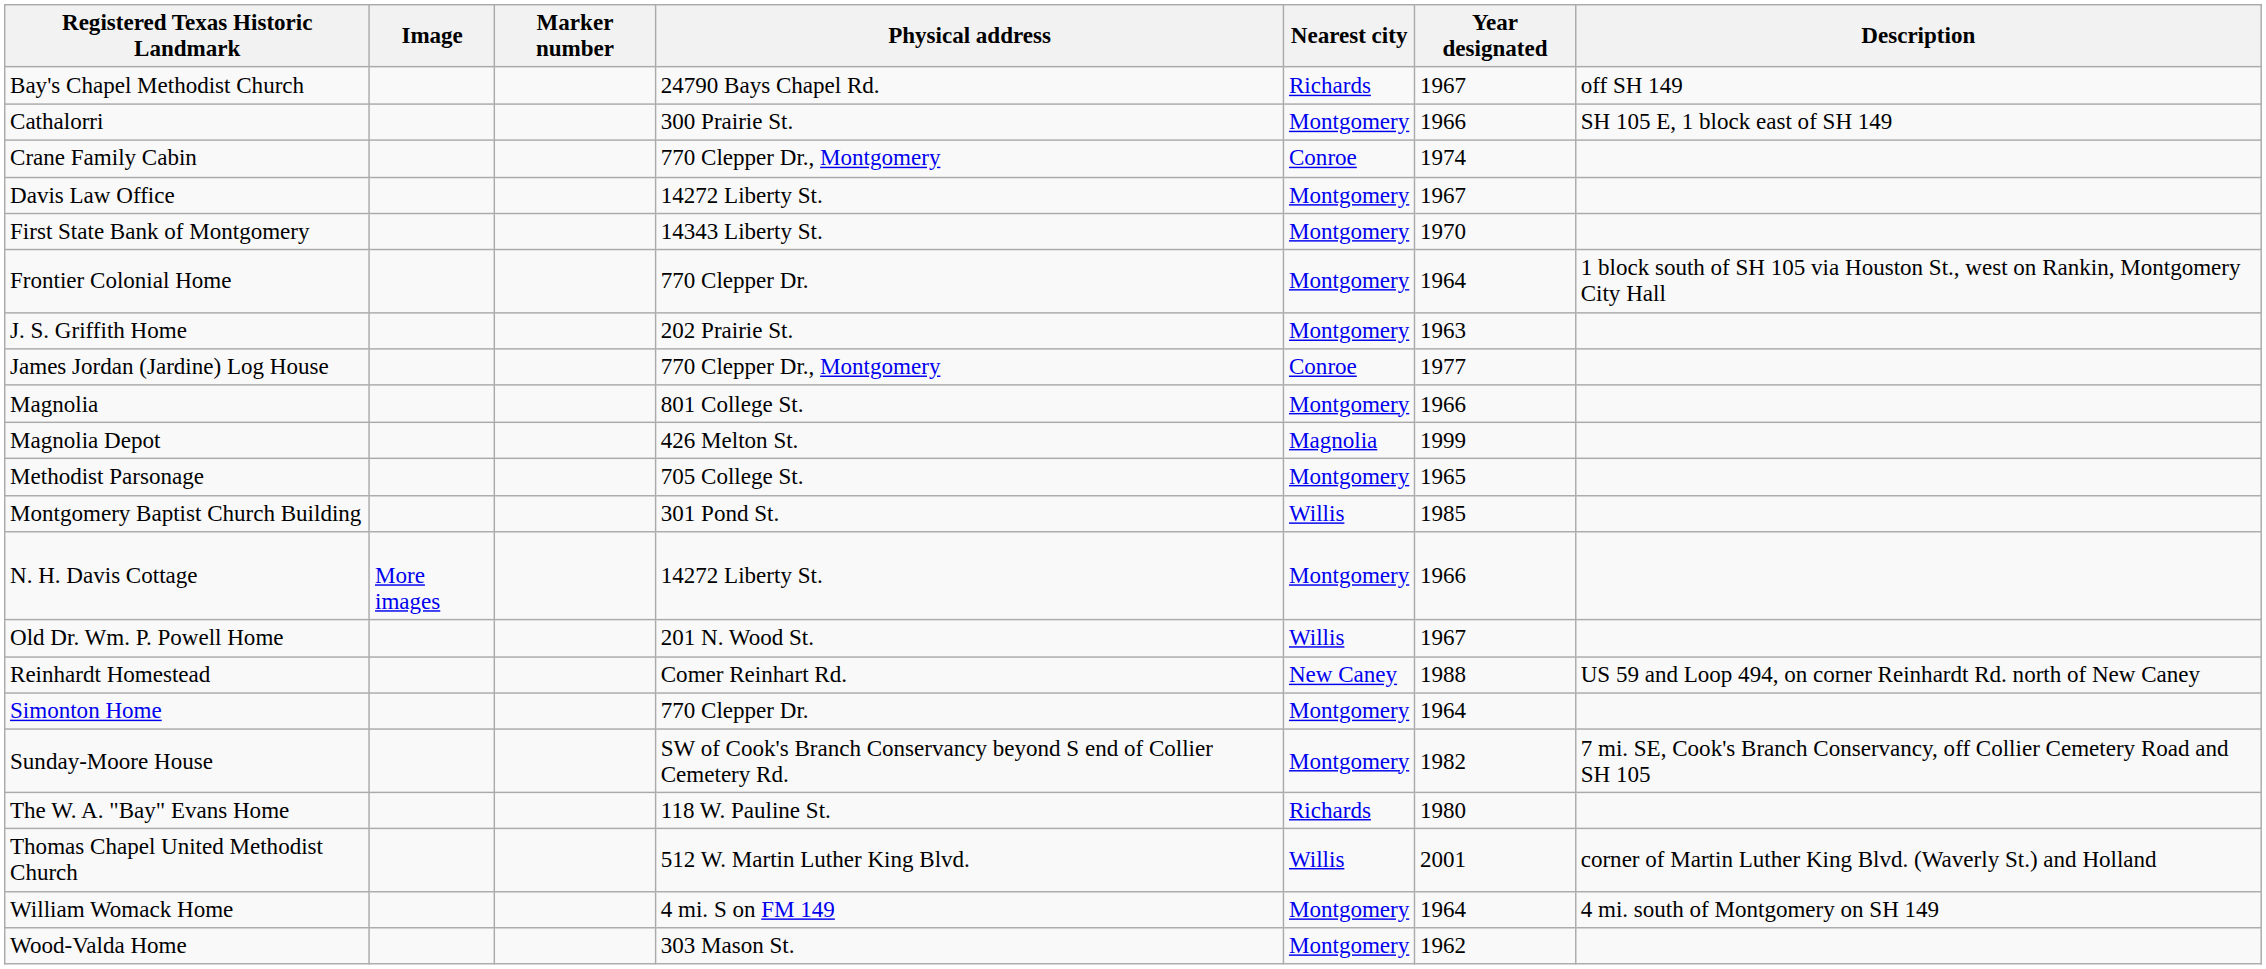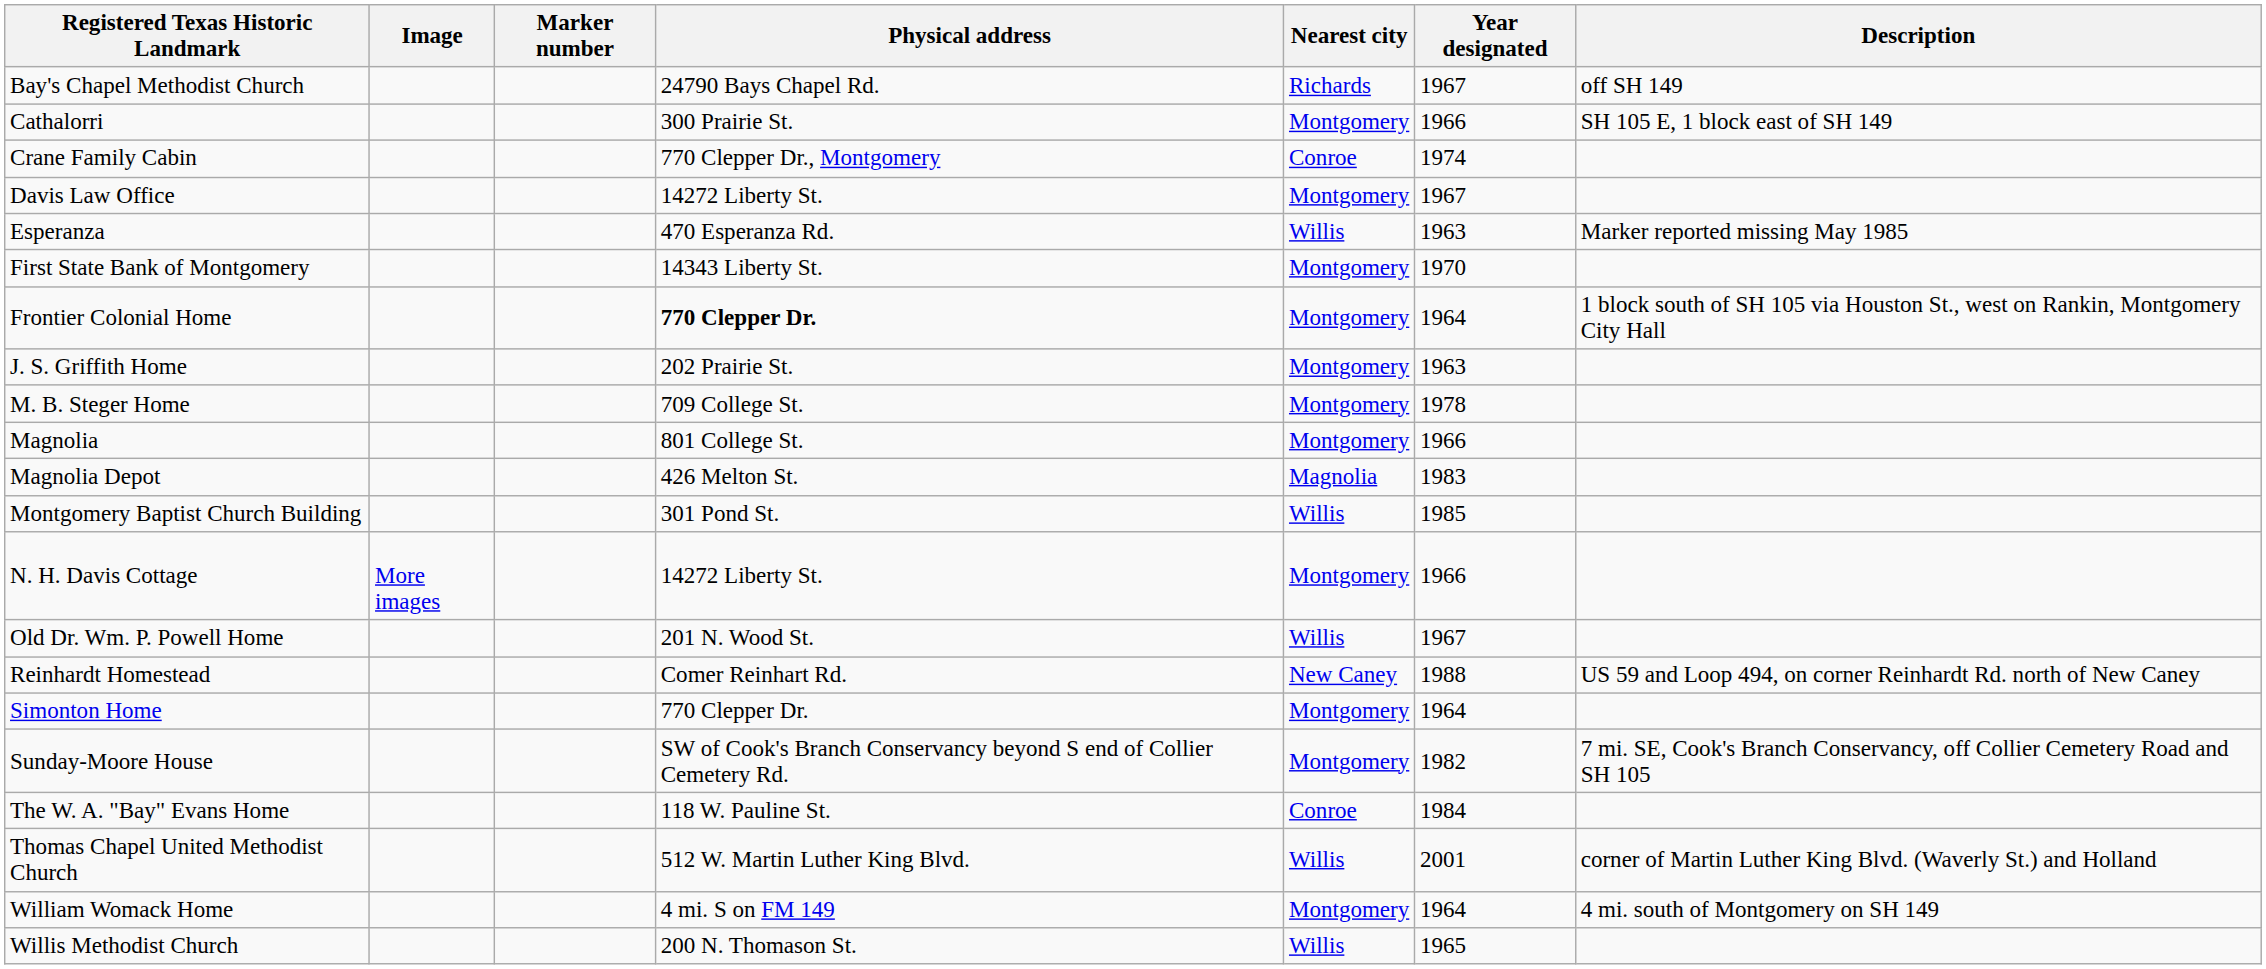+ row: (57, 231)
(735, 280) normal -> (739, 317) bold
- row: (169, 366)
+ row: (100, 403)
(1443, 440) 1999 -> (1443, 476) 1983
- row: (107, 476)
(1330, 810) Richards -> (1323, 810) Conroe
(1443, 810) 1980 -> (1443, 810) 1984
+ row: (124, 945)
- row: (98, 945)
